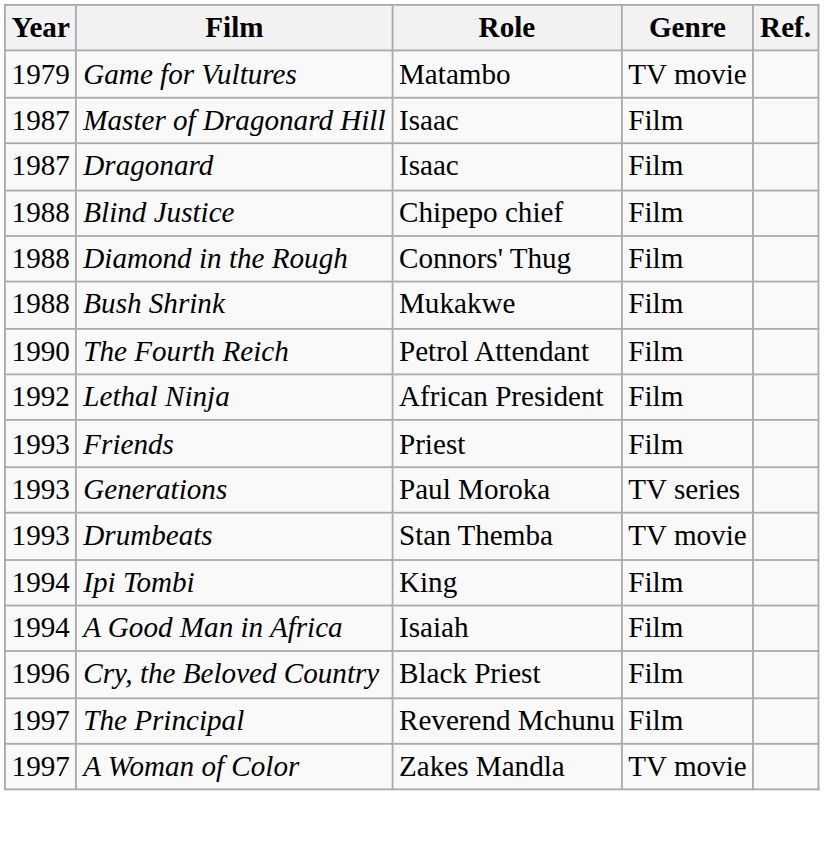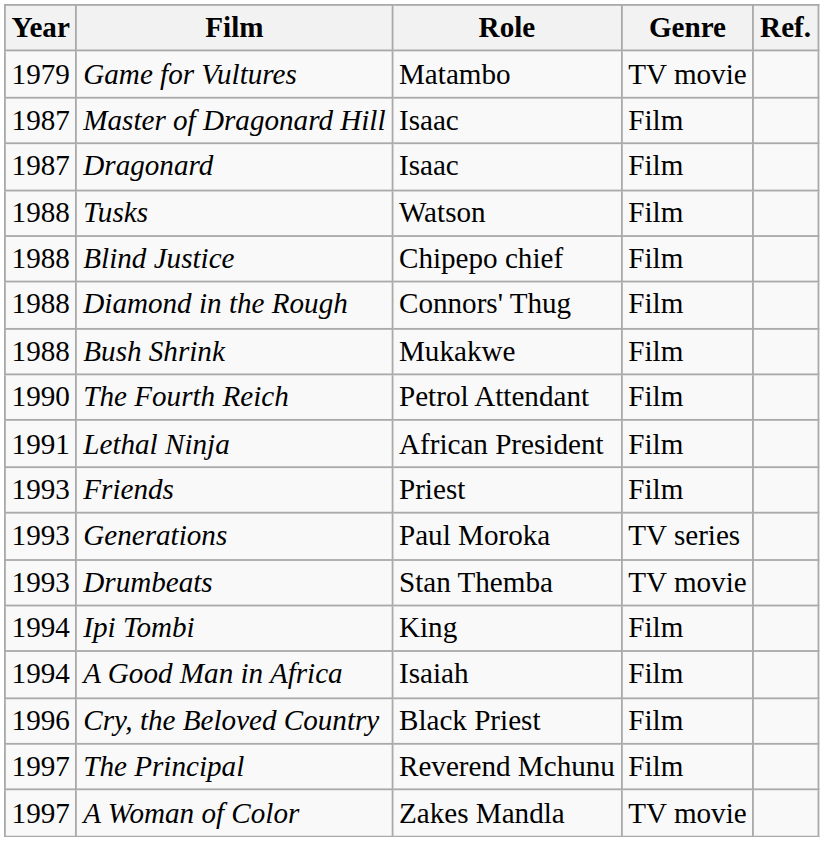+ row: (116, 212)
(41, 397) 1992 -> (41, 443) 1991
